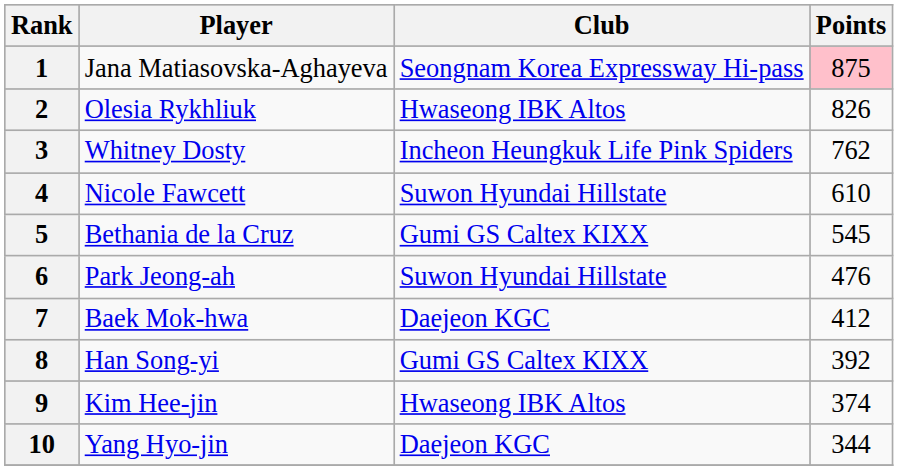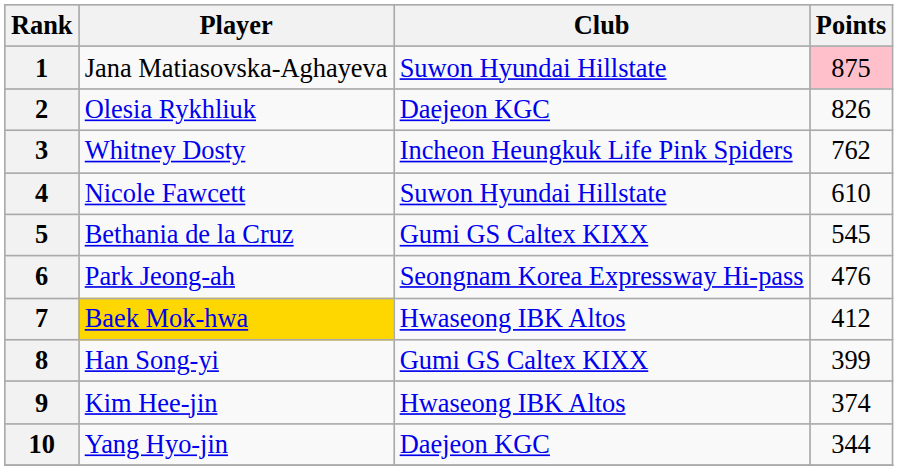(602, 67) Seongnam Korea Expressway Hi-pass -> (533, 67) Suwon Hyundai Hillstate
(513, 109) Hwaseong IBK Altos -> (475, 109) Daejeon KGC
(533, 276) Suwon Hyundai Hillstate -> (602, 276) Seongnam Korea Expressway Hi-pass
(166, 318) no background -> (166, 318) gold background
(475, 318) Daejeon KGC -> (513, 318) Hwaseong IBK Altos
(851, 360) 392 -> (851, 360) 399
